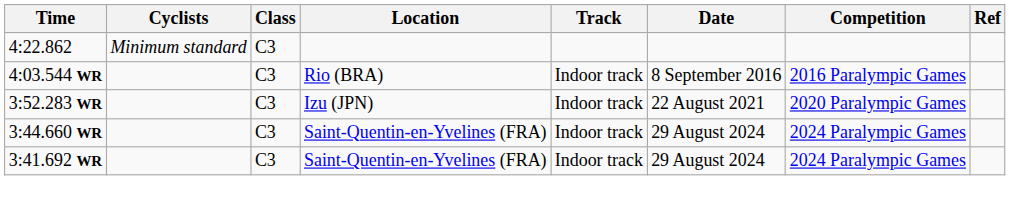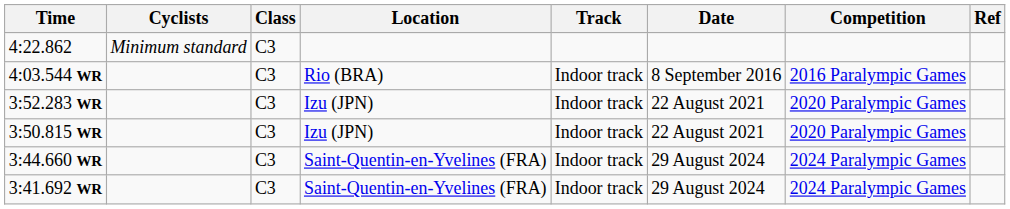+ row: (55, 132)
